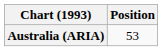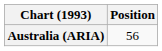(133, 35) 53 -> (133, 35) 56
